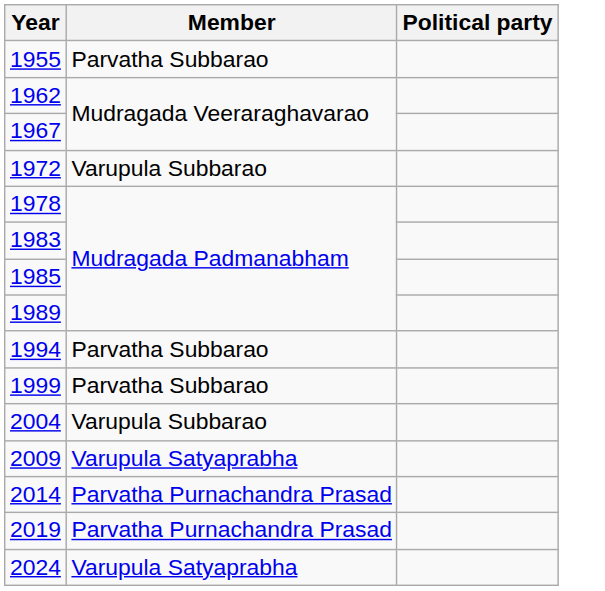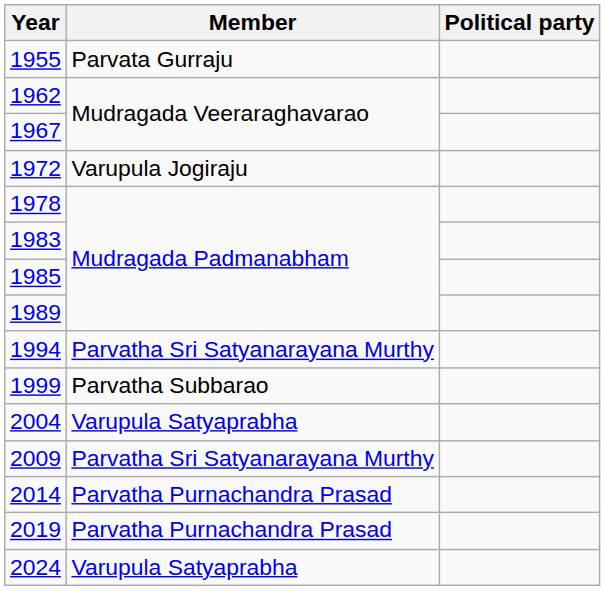(170, 58) Parvatha Subbarao -> (152, 58) Parvata Gurraju
(169, 167) Varupula Subbarao -> (160, 167) Varupula Jogiraju
(170, 349) Parvatha Subbarao -> (253, 349) Parvatha Sri Satyanarayana Murthy
(169, 421) Varupula Subbarao -> (184, 421) Varupula Satyaprabha
(184, 458) Varupula Satyaprabha -> (253, 458) Parvatha Sri Satyanarayana Murthy
